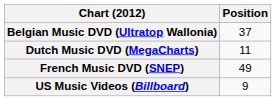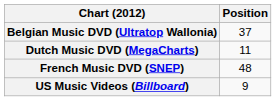(245, 68) 49 -> (245, 68) 48
